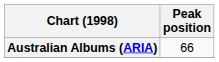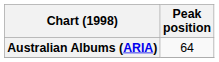(187, 47) 66 -> (187, 47) 64
